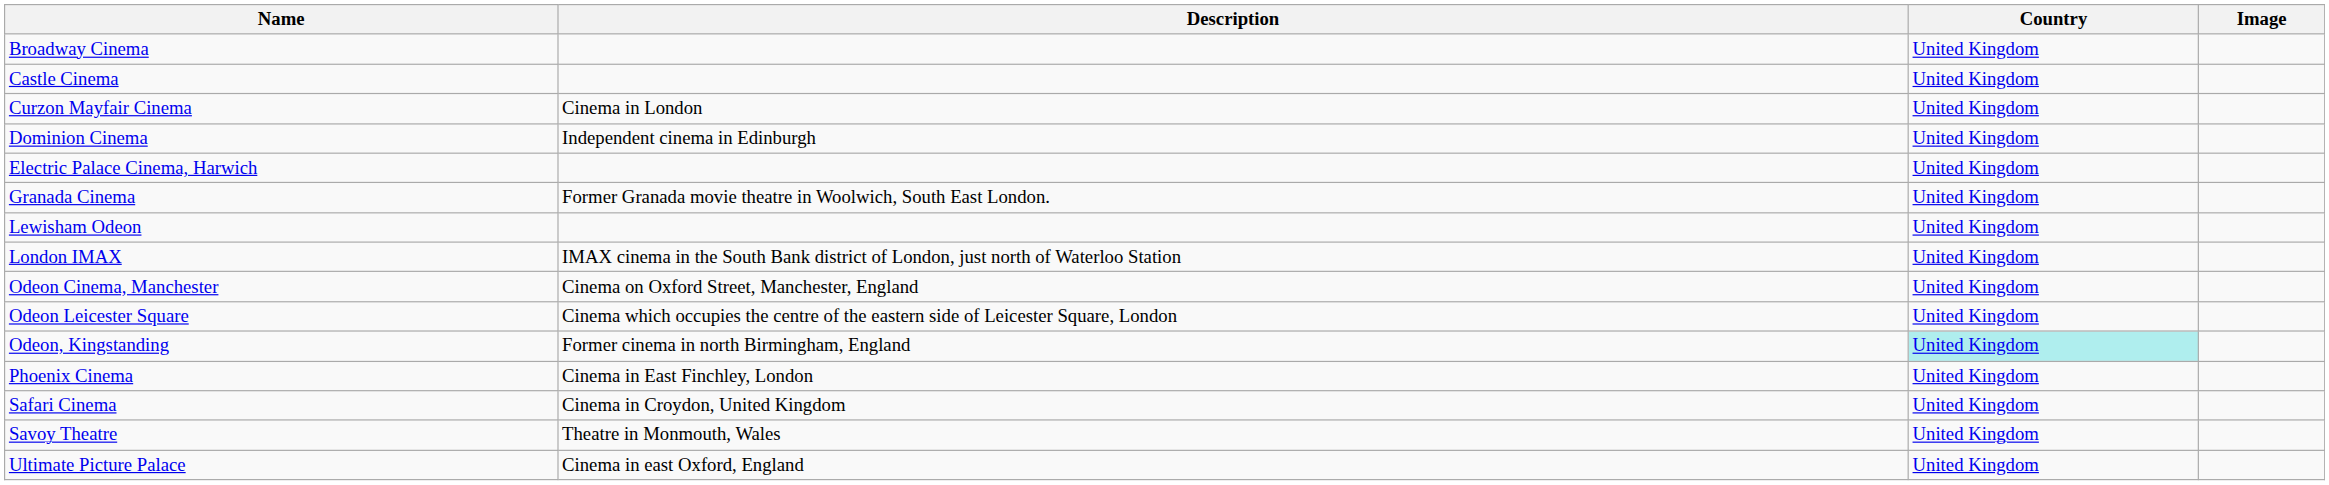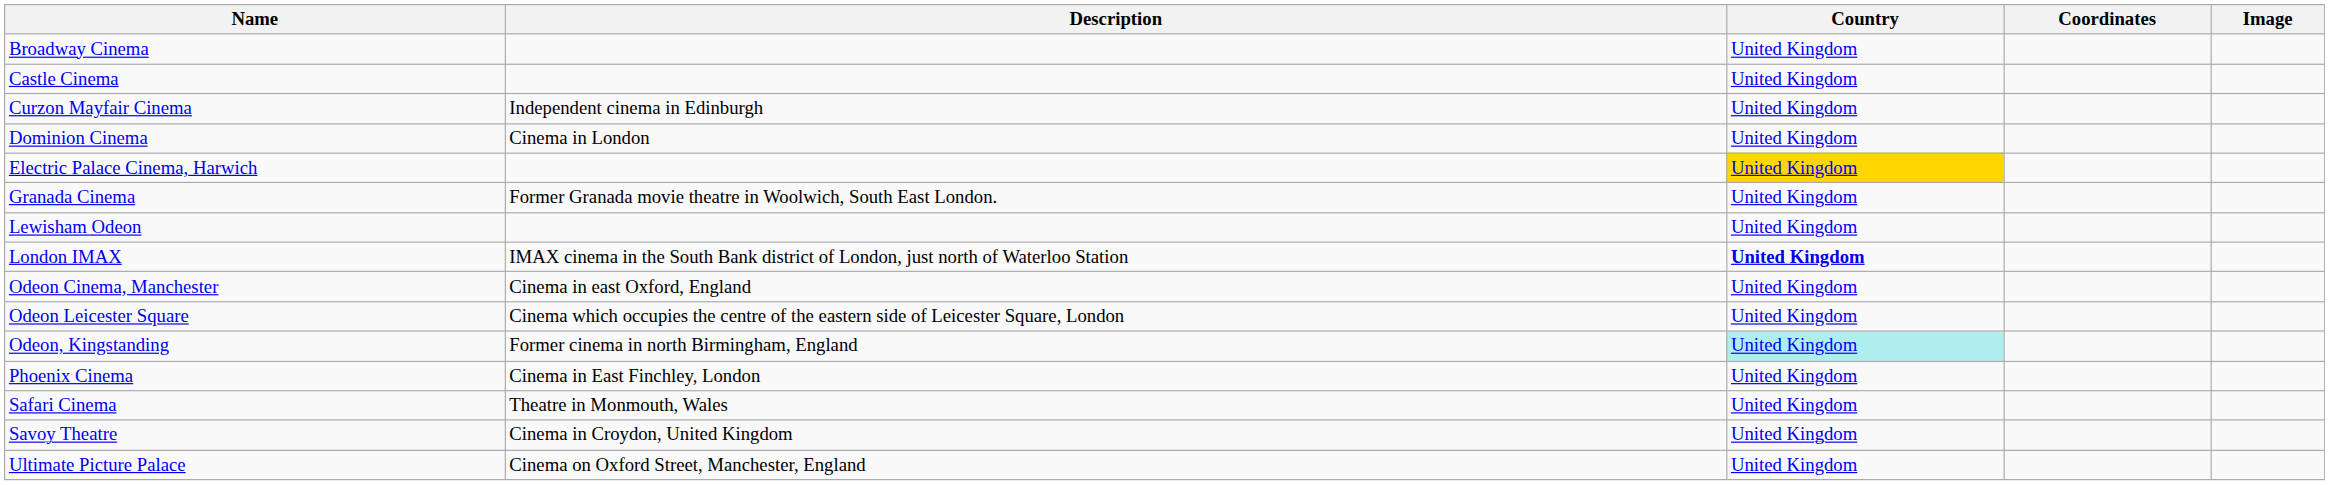+ column: (2107, 19)
(632, 108) Cinema in London -> (636, 108) Independent cinema in Edinburgh
(689, 138) Independent cinema in Edinburgh -> (579, 138) Cinema in London
(1976, 167) no background -> (1794, 167) gold background
(1976, 256) normal -> (1798, 256) bold
(740, 286) Cinema on Oxford Street, Manchester, England -> (630, 286) Cinema in east Oxford, England
(704, 405) Cinema in Croydon, United Kingdom -> (619, 405) Theatre in Monmouth, Wales
(671, 434) Theatre in Monmouth, Wales -> (651, 434) Cinema in Croydon, United Kingdom
(683, 464) Cinema in east Oxford, England -> (687, 464) Cinema on Oxford Street, Manchester, England
